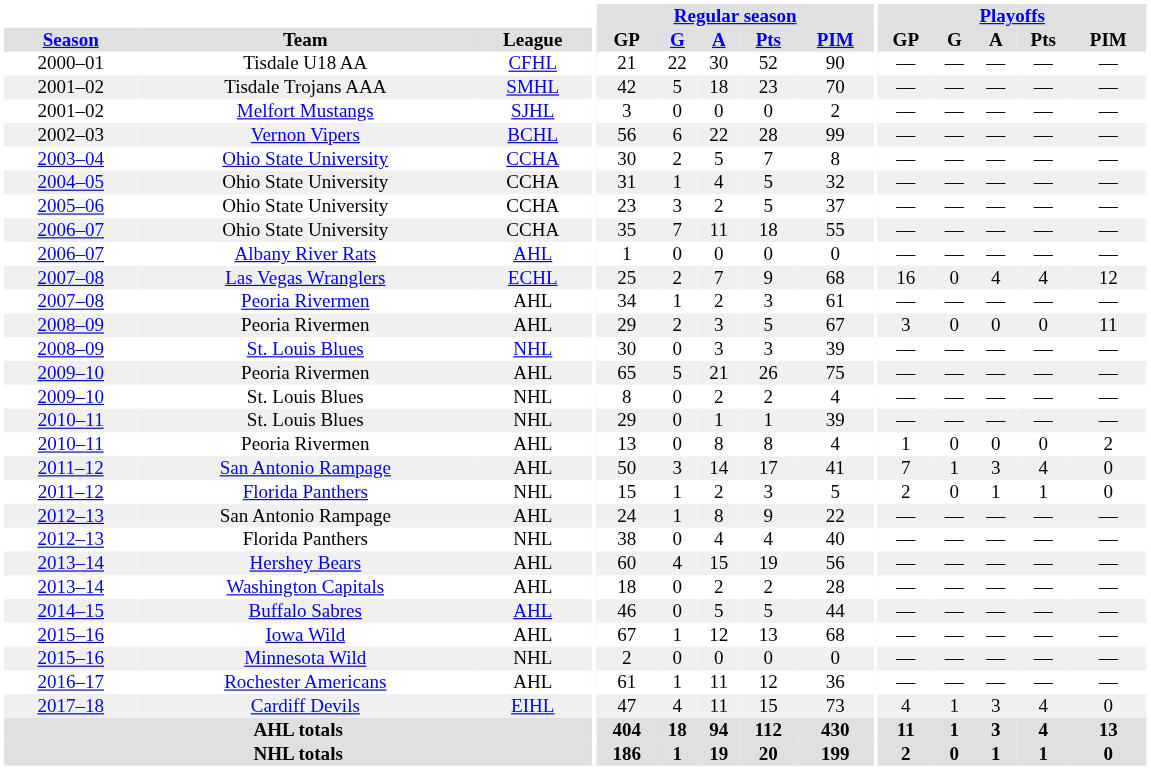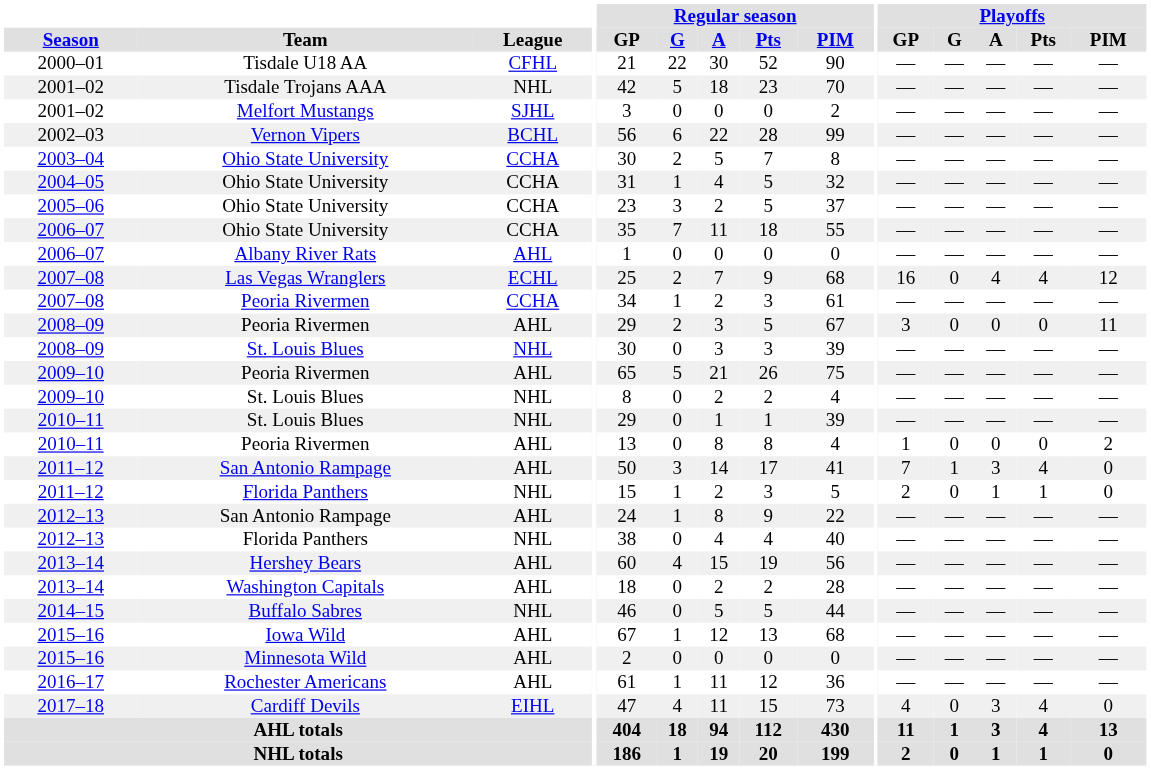(533, 87) SMHL -> (533, 87) NHL
(533, 301) AHL -> (533, 301) CCHA
(533, 610) AHL -> (533, 610) NHL
(533, 658) NHL -> (533, 658) AHL
(954, 706) 1 -> (954, 706) 0
